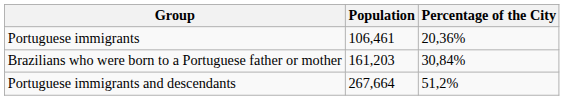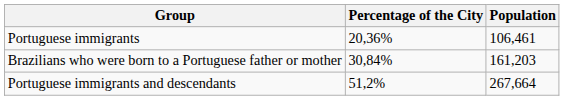columns swapped: (382, 15) <-> (489, 15)
